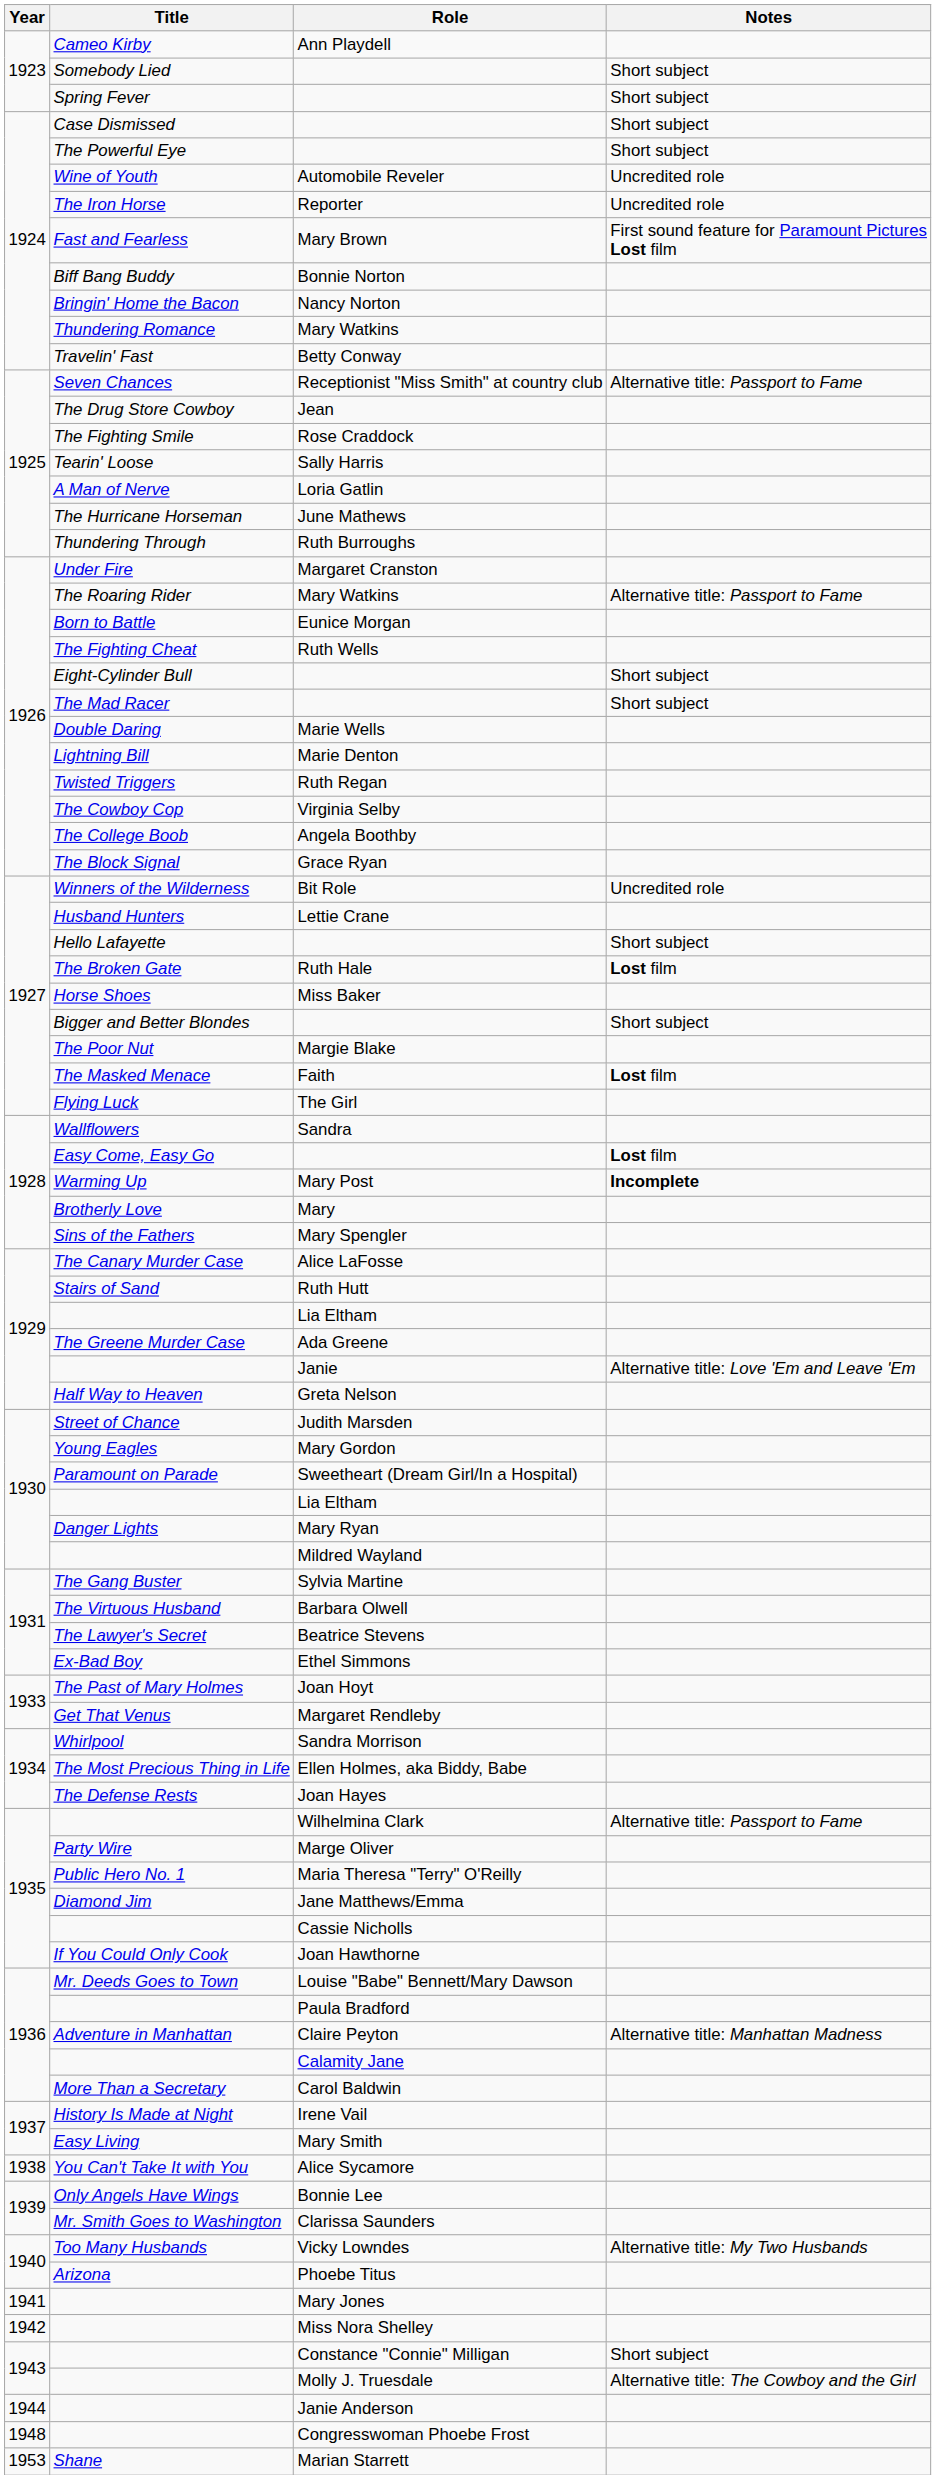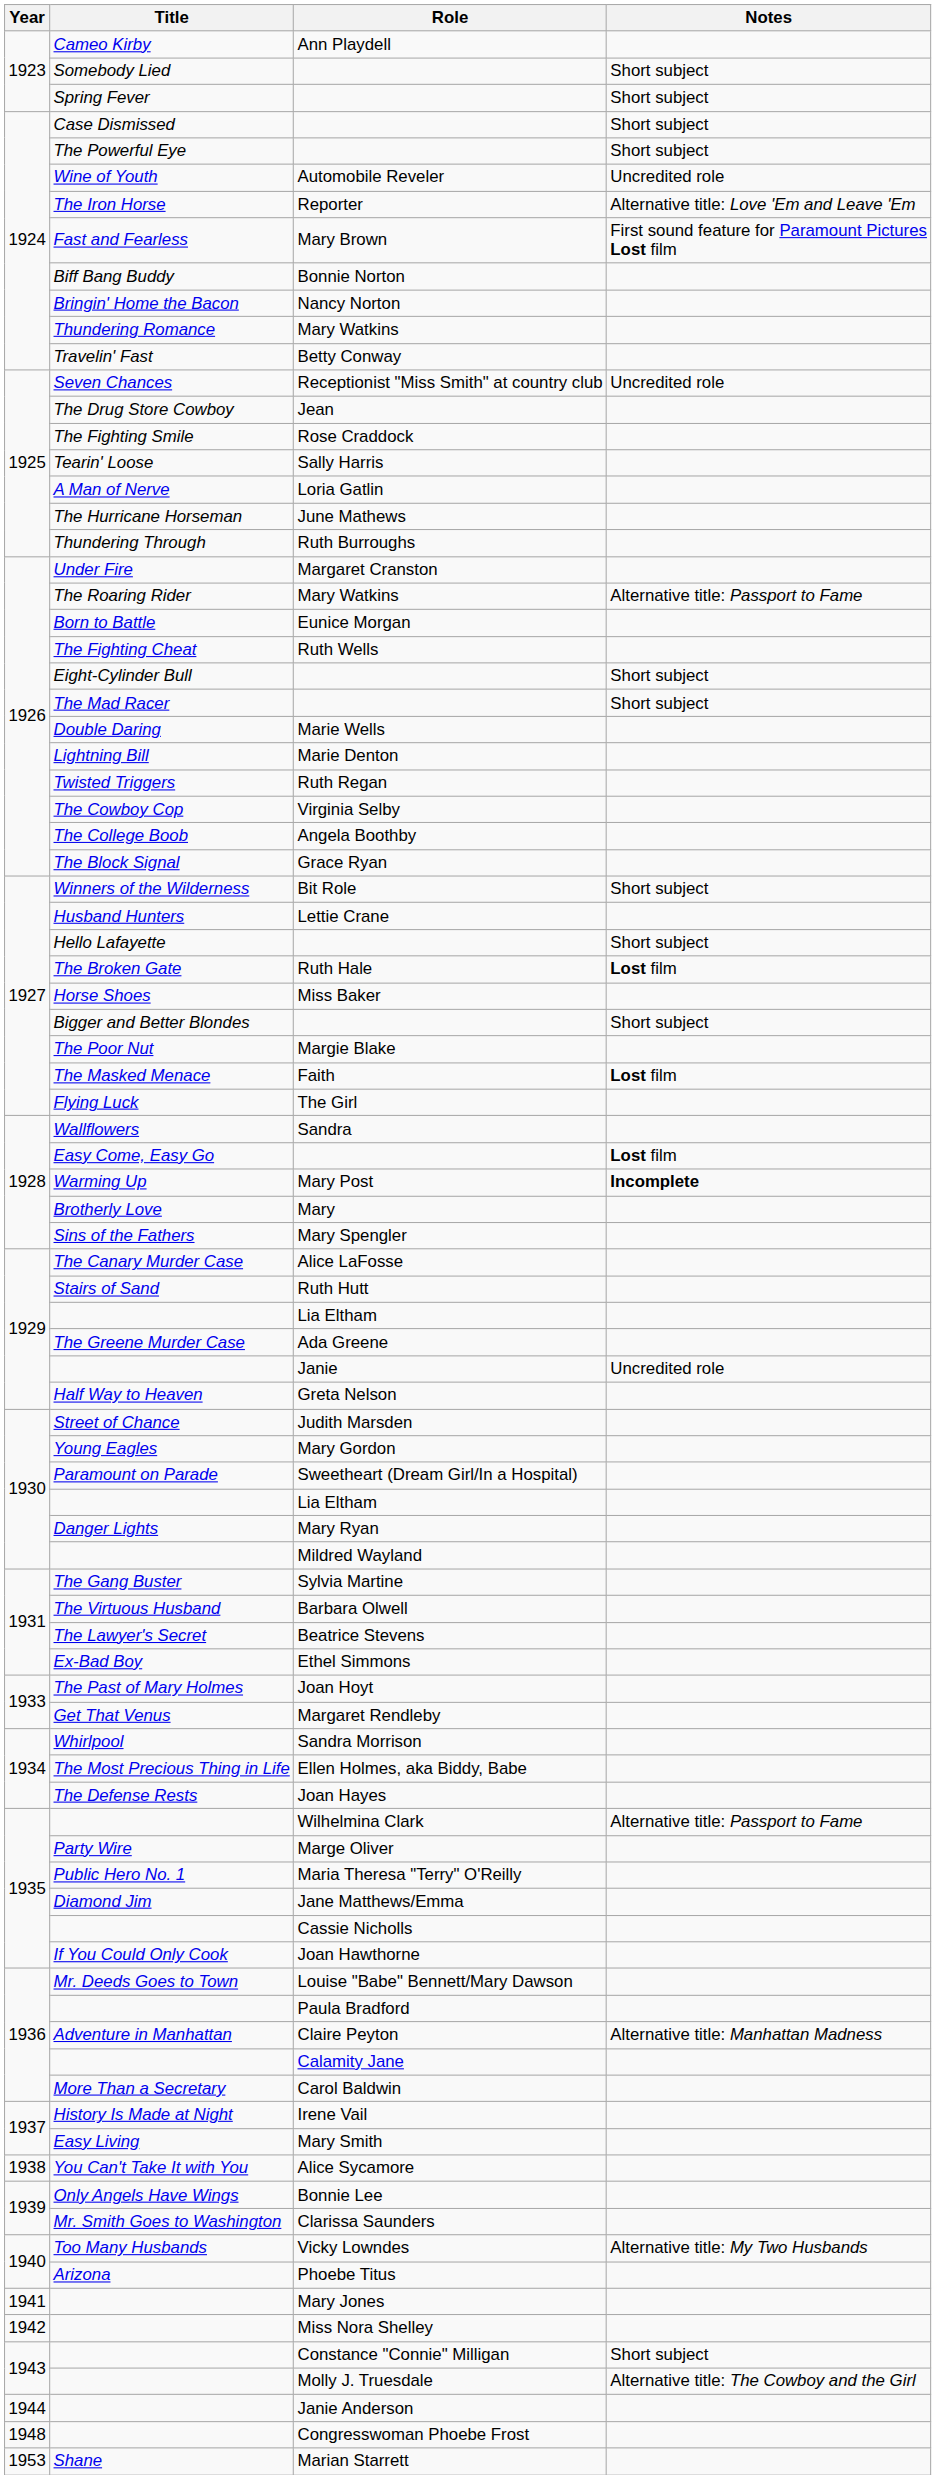(667, 204) Uncredited role -> (763, 204) Alternative title: Love 'Em and Leave 'Em
(736, 383) Alternative title: Passport to Fame -> (667, 383) Uncredited role
(667, 889) Uncredited role -> (659, 889) Short subject
(763, 1368) Alternative title: Love 'Em and Leave 'Em -> (667, 1368) Uncredited role
